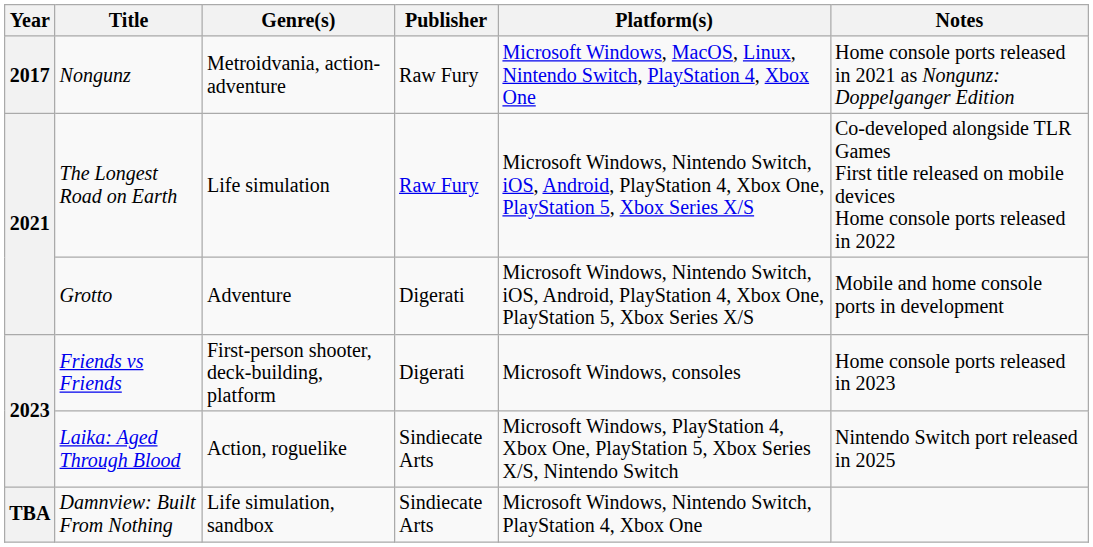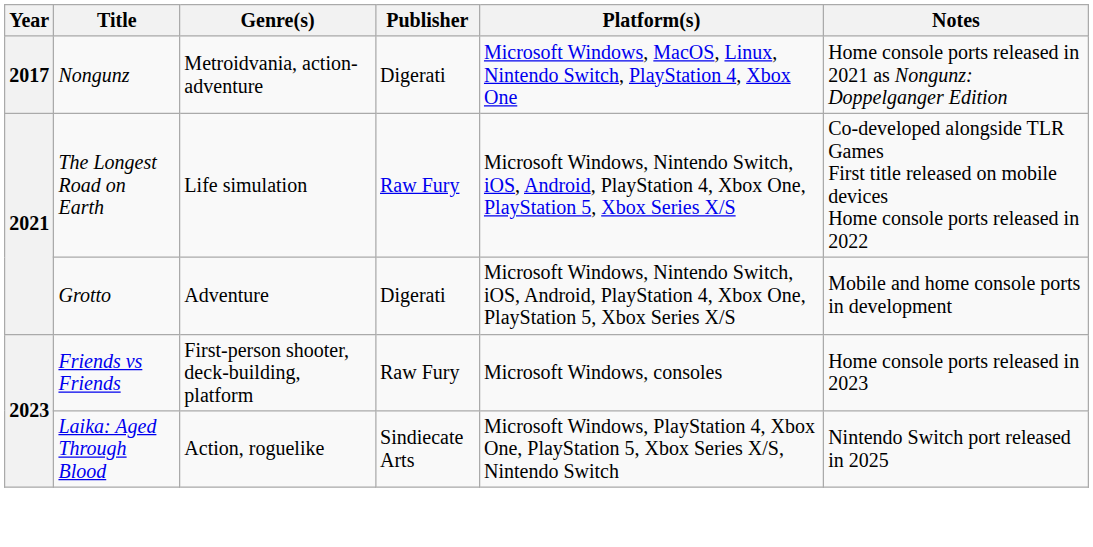(439, 74) Raw Fury -> (413, 74) Digerati
(432, 372) Digerati -> (420, 372) Raw Fury
- row: (128, 514)
